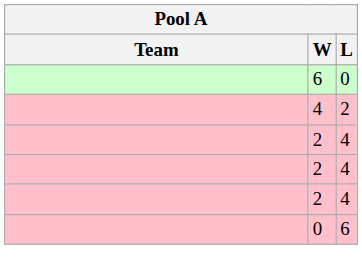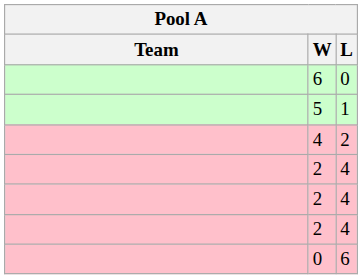+ row: (317, 109)
